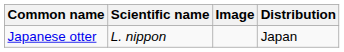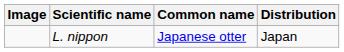columns swapped: (235, 15) <-> (56, 15)
